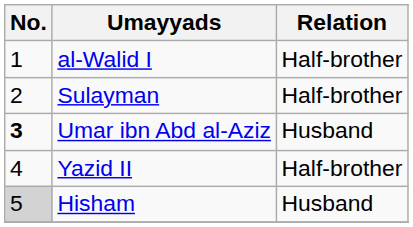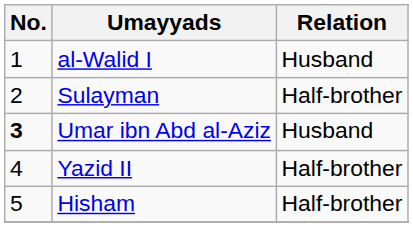(342, 58) Half-brother -> (327, 58) Husband
(16, 204) lightgrey background -> (16, 204) no background
(327, 204) Husband -> (342, 204) Half-brother
